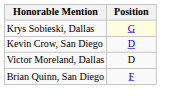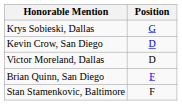(131, 28) lightyellow background -> (152, 28) no background
+ row: (66, 92)
